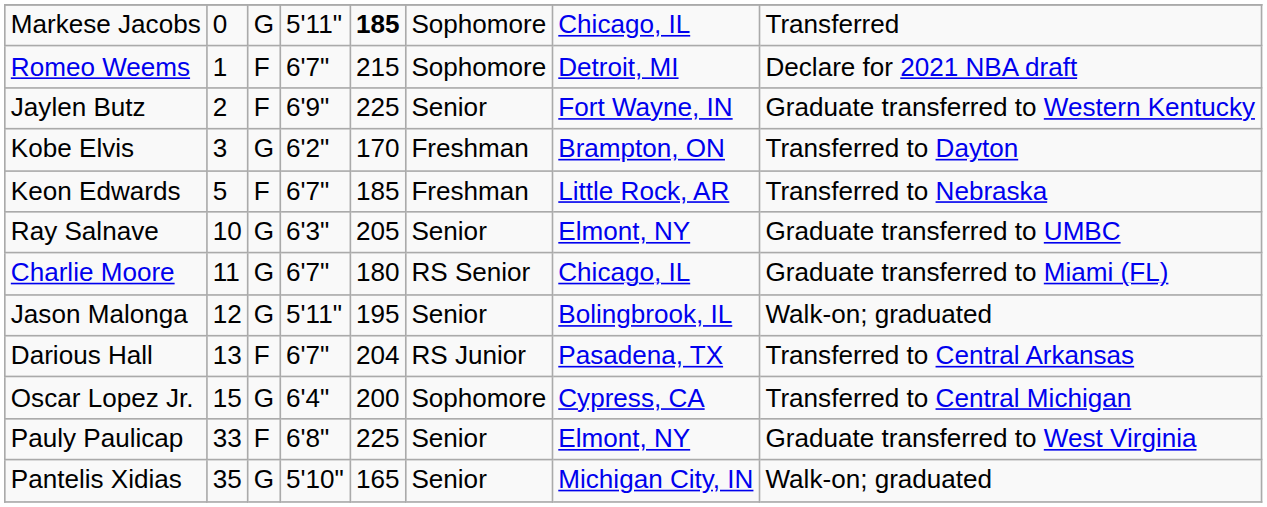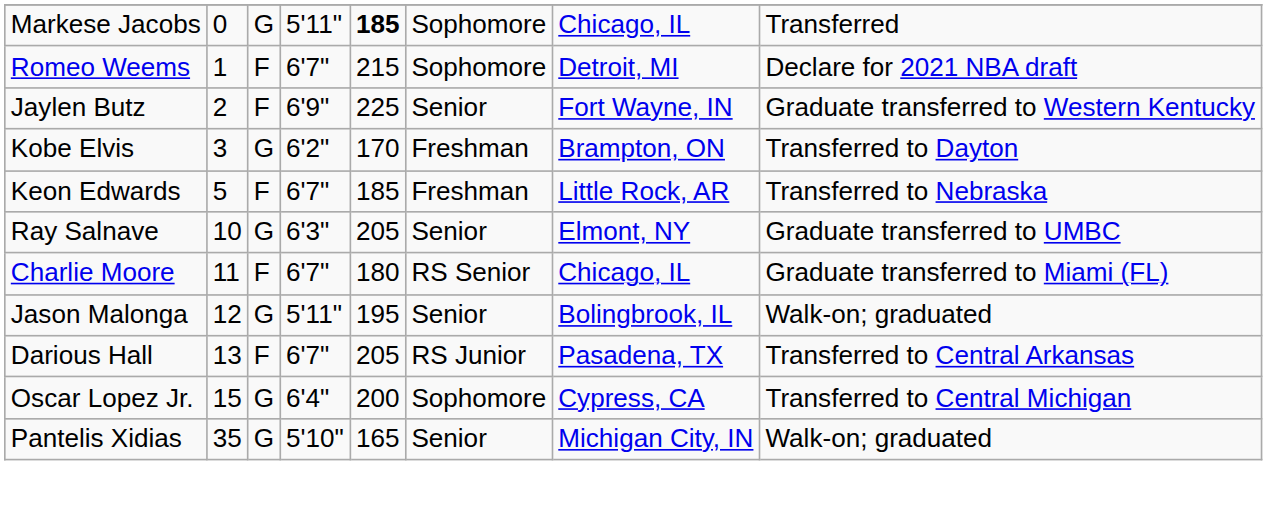(264, 273) G -> (262, 273) F
(378, 356) 204 -> (378, 356) 205
- row: (97, 438)
